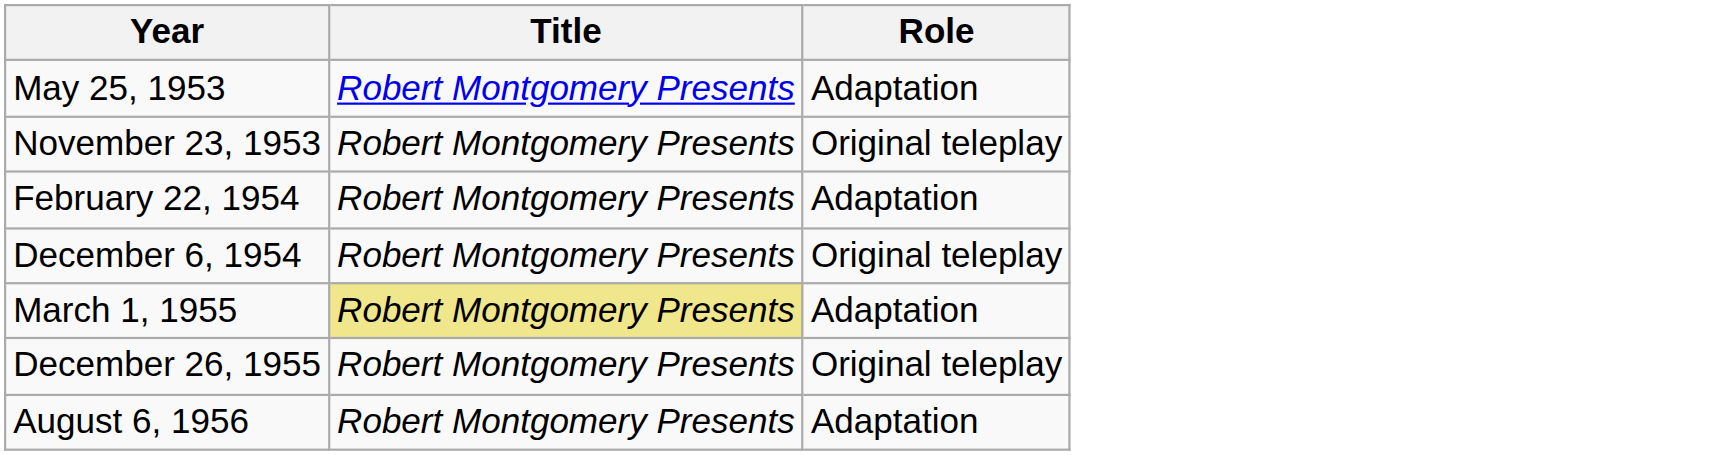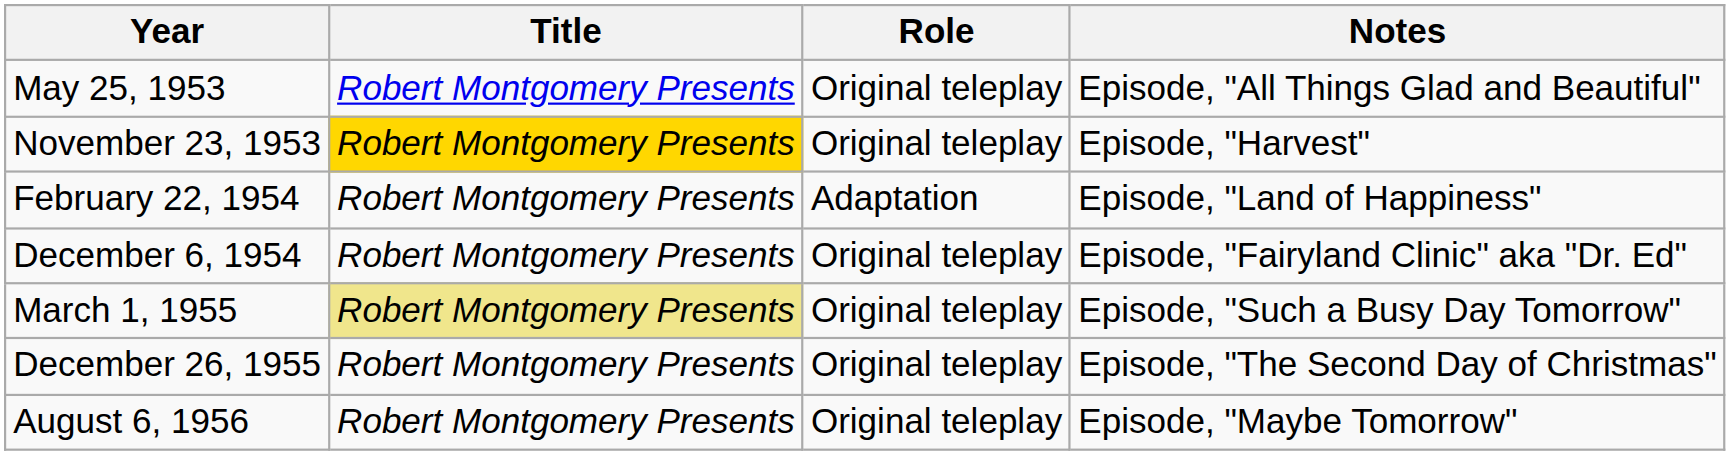+ column: (1398, 32)
(895, 87) Adaptation -> (937, 87) Original teleplay
(566, 143) no background -> (566, 143) gold background
(895, 310) Adaptation -> (937, 310) Original teleplay
(895, 421) Adaptation -> (937, 421) Original teleplay
